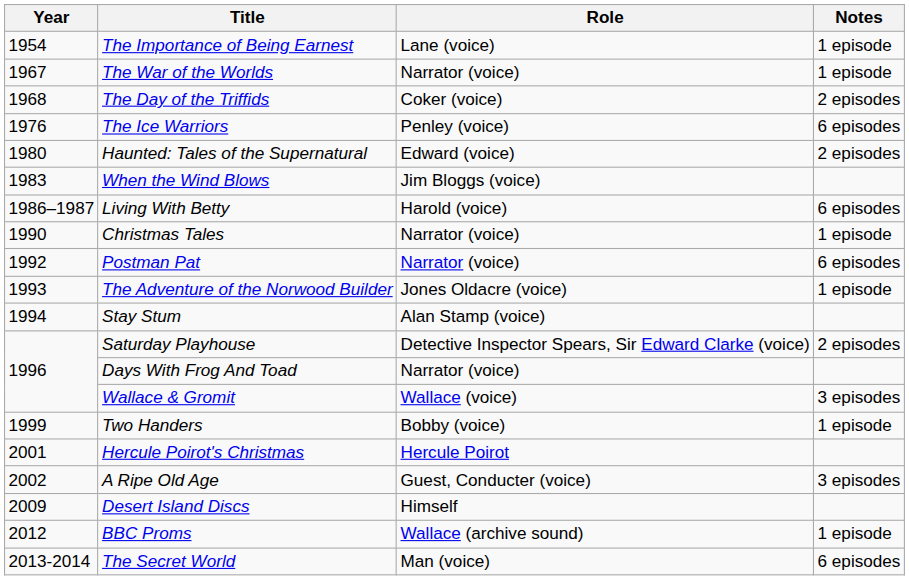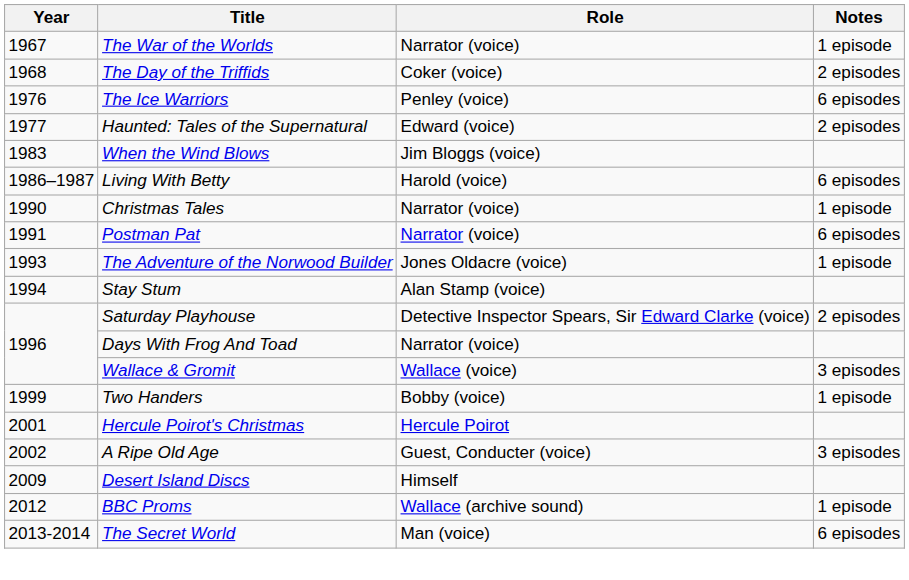- row: (228, 45)
(28, 153) 1980 -> (28, 126) 1977
(28, 262) 1992 -> (28, 235) 1991
